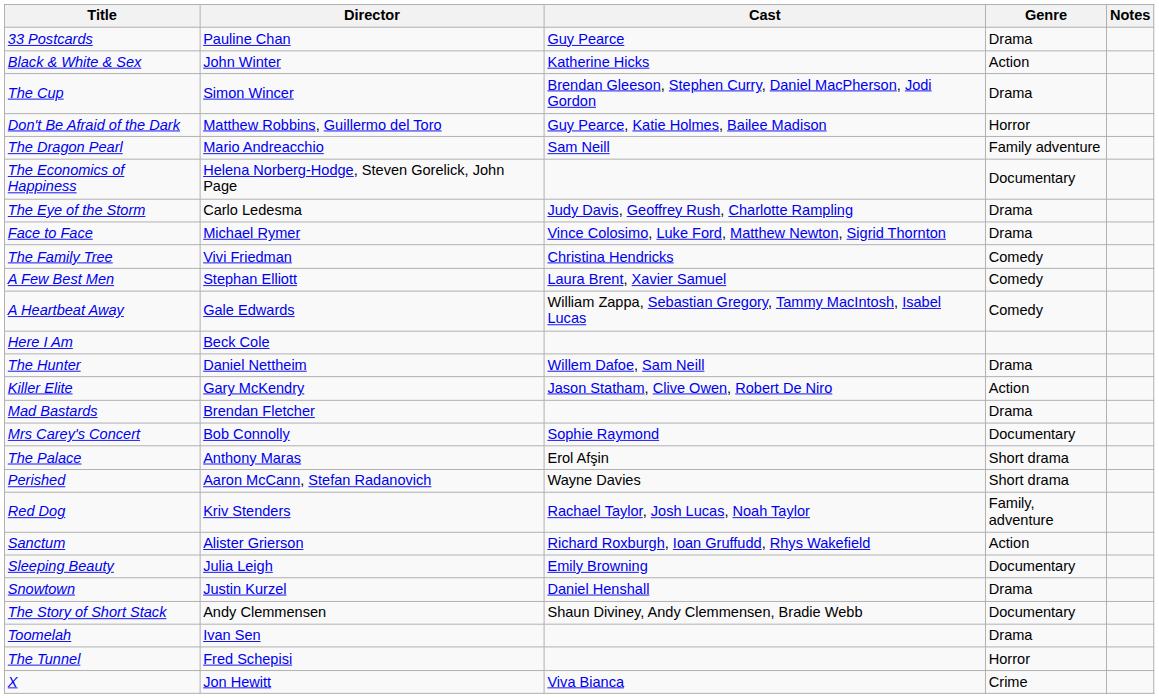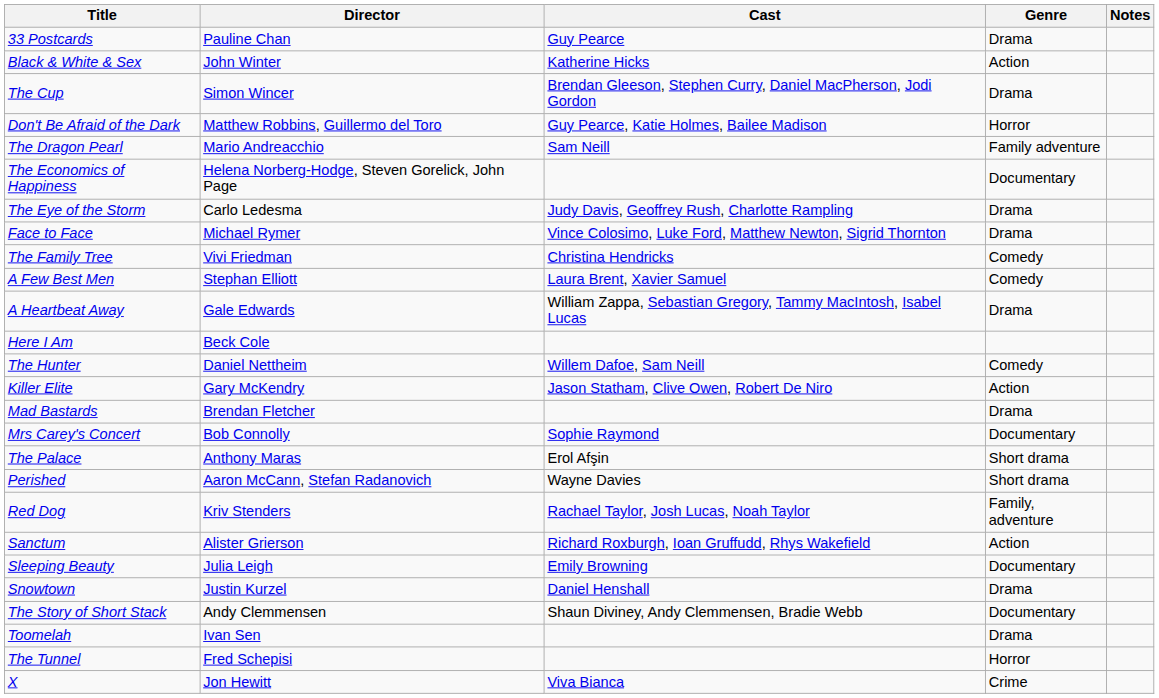(1016, 310) Comedy -> (1011, 310) Drama
(1011, 365) Drama -> (1016, 365) Comedy
